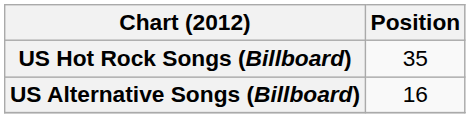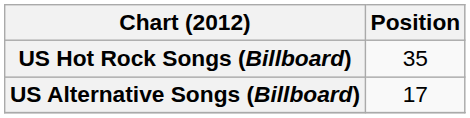(415, 94) 16 -> (415, 94) 17
